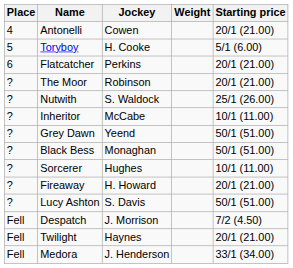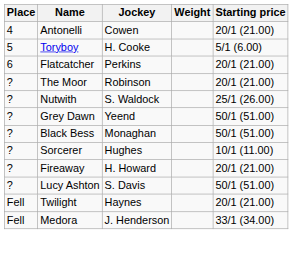- row: (60, 116)
- row: (63, 220)
